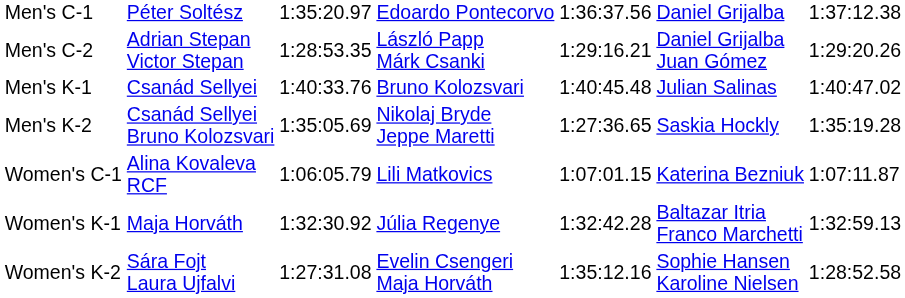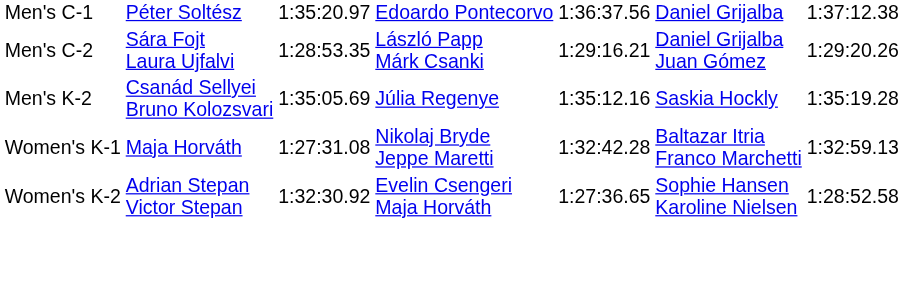(189, 50) Adrian Stepan Victor Stepan -> (180, 50) Sára Fojt Laura Ujfalvi
- row: (48, 88)
(436, 125) Nikolaj Bryde Jeppe Maretti -> (437, 99) Júlia Regenye
(605, 125) 1:27:36.65 -> (604, 99) 1:35:12.16
- row: (63, 174)
(325, 223) 1:32:30.92 -> (324, 147) 1:27:31.08
(438, 223) Júlia Regenye -> (434, 147) Nikolaj Bryde Jeppe Maretti
(181, 272) Sára Fojt Laura Ujfalvi -> (188, 196) Adrian Stepan Victor Stepan
(325, 272) 1:27:31.08 -> (324, 196) 1:32:30.92
(605, 272) 1:35:12.16 -> (604, 196) 1:27:36.65
